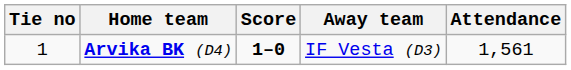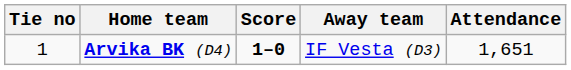(506, 50) 1,561 -> (506, 50) 1,651
